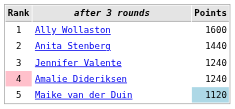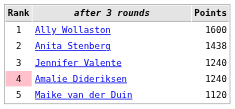(216, 46) 1440 -> (216, 46) 1438
(216, 95) lightblue background -> (216, 95) no background
